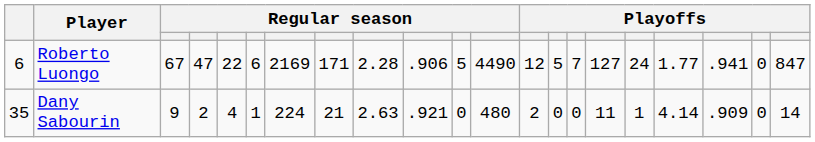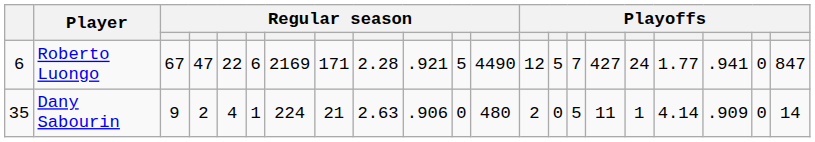(427, 65) .906 -> (427, 65) .921
(605, 65) 127 -> (605, 65) 427
(427, 112) .921 -> (427, 112) .906
(576, 112) 0 -> (576, 112) 5
